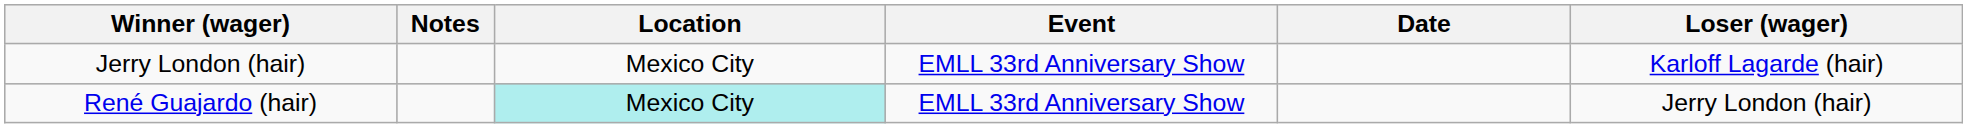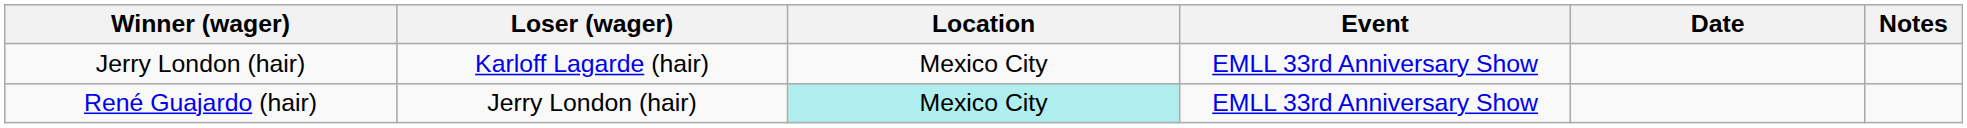columns swapped: (1767, 24) <-> (445, 24)
